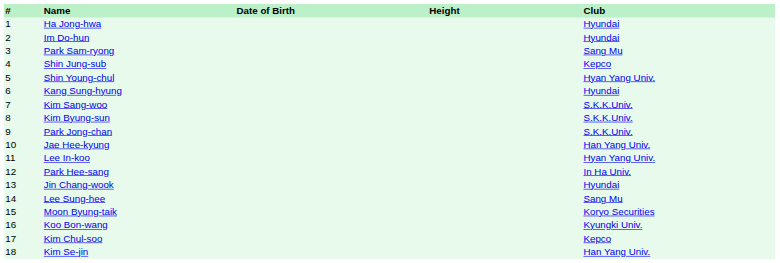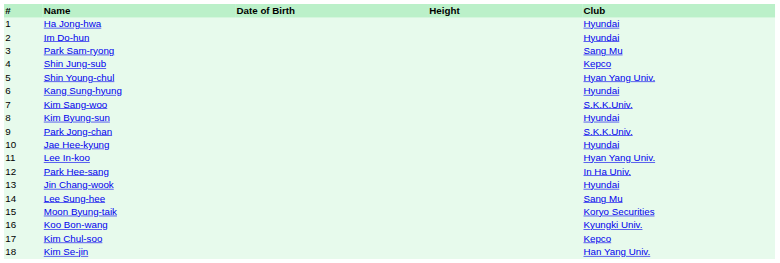(608, 118) S.K.K.Univ. -> (601, 118) Hyundai
(617, 145) Han Yang Univ. -> (601, 145) Hyundai
